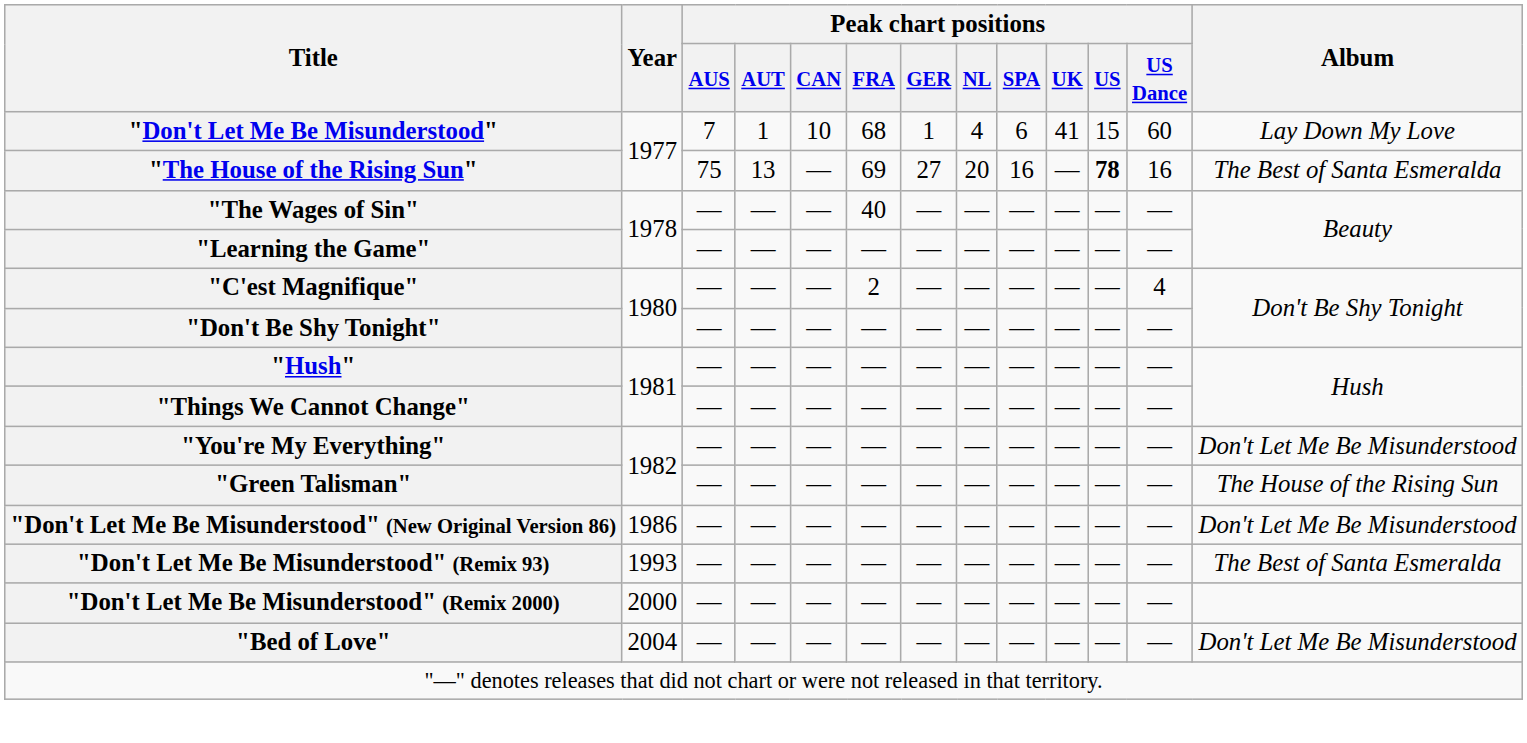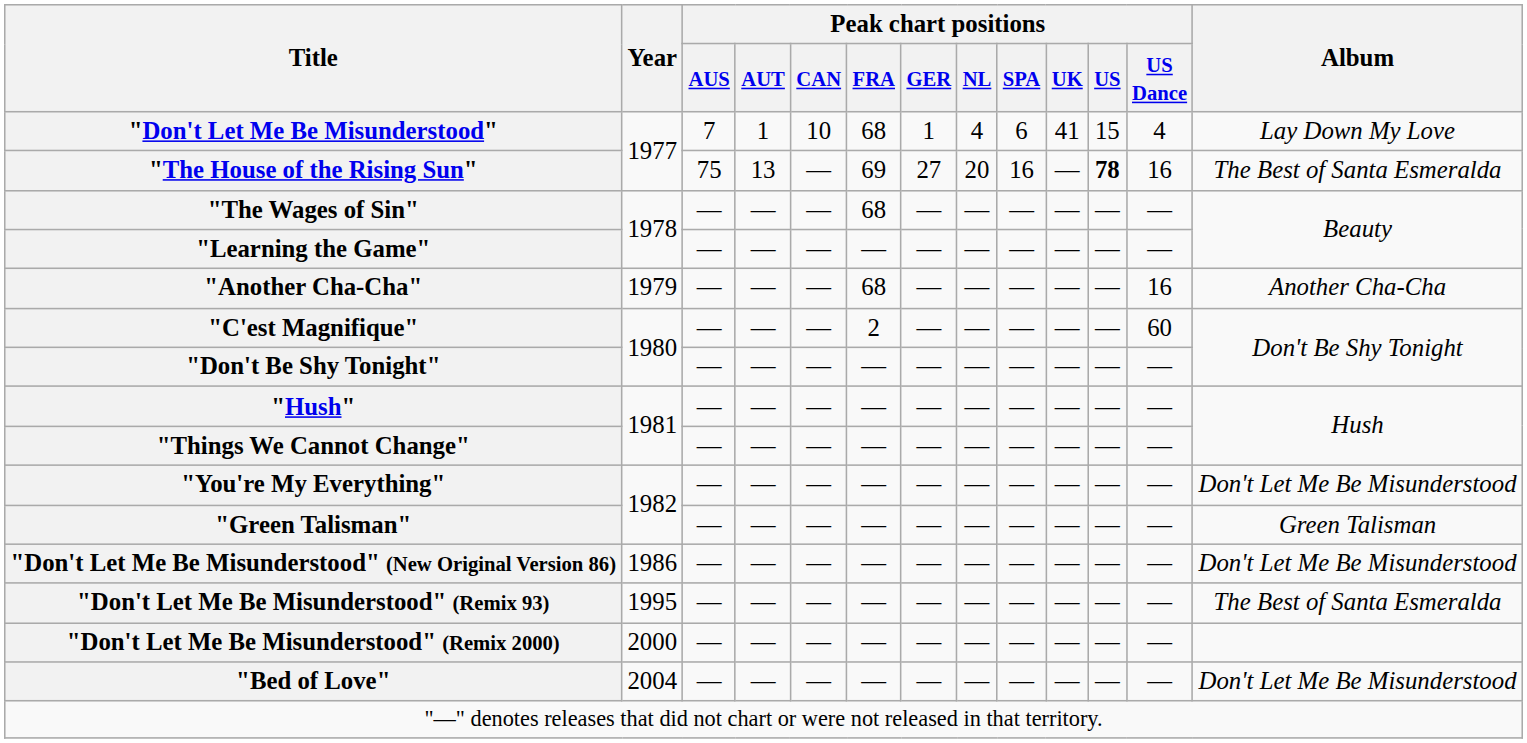(1160, 130) 60 -> (1160, 130) 4
(874, 209) 40 -> (874, 209) 68
+ row: (313, 288)
(1160, 288) 4 -> (1160, 327) 60
(1358, 484) The House of the Rising Sun -> (1358, 524) Green Talisman
(652, 563) 1993 -> (652, 602) 1995
